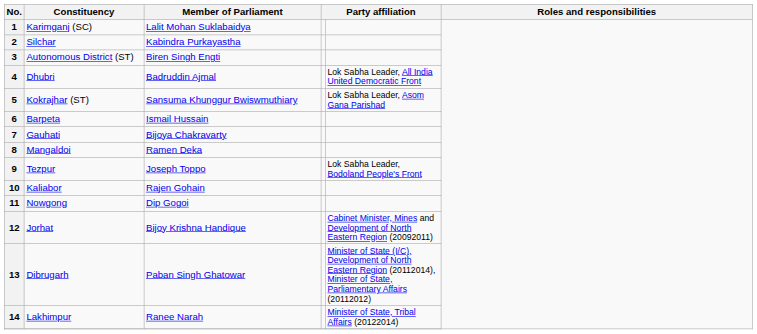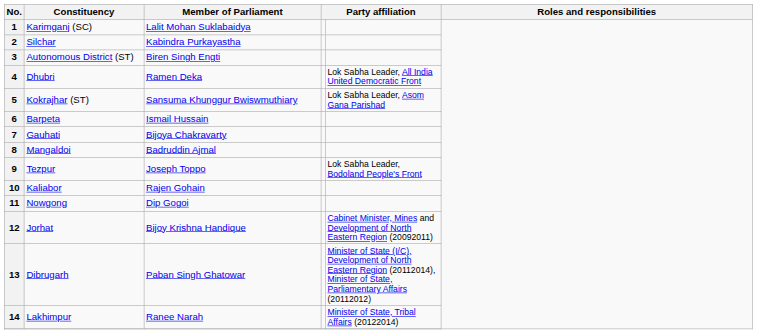(181, 77) Badruddin Ajmal -> (174, 77) Ramen Deka
(174, 149) Ramen Deka -> (181, 149) Badruddin Ajmal
